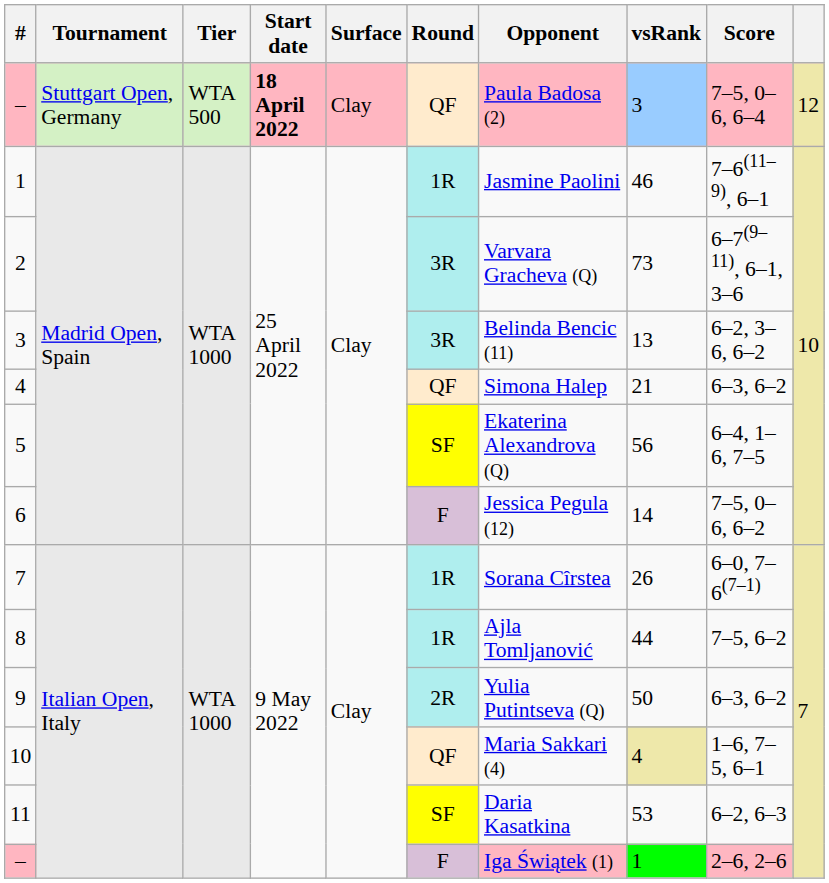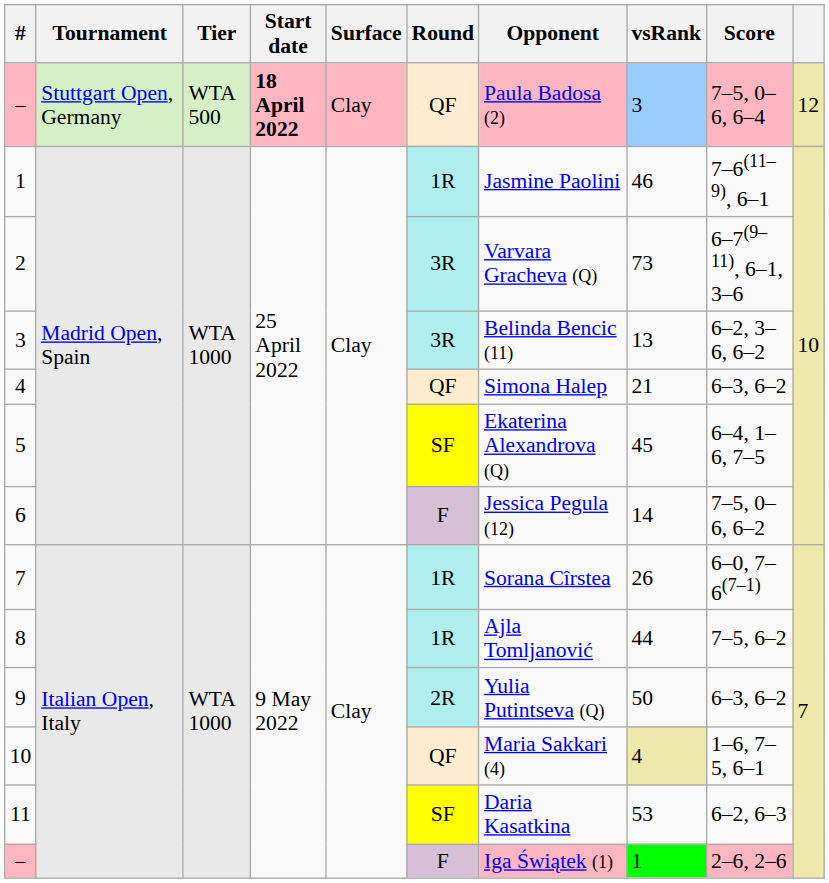(642, 444) 56 -> (642, 444) 45
